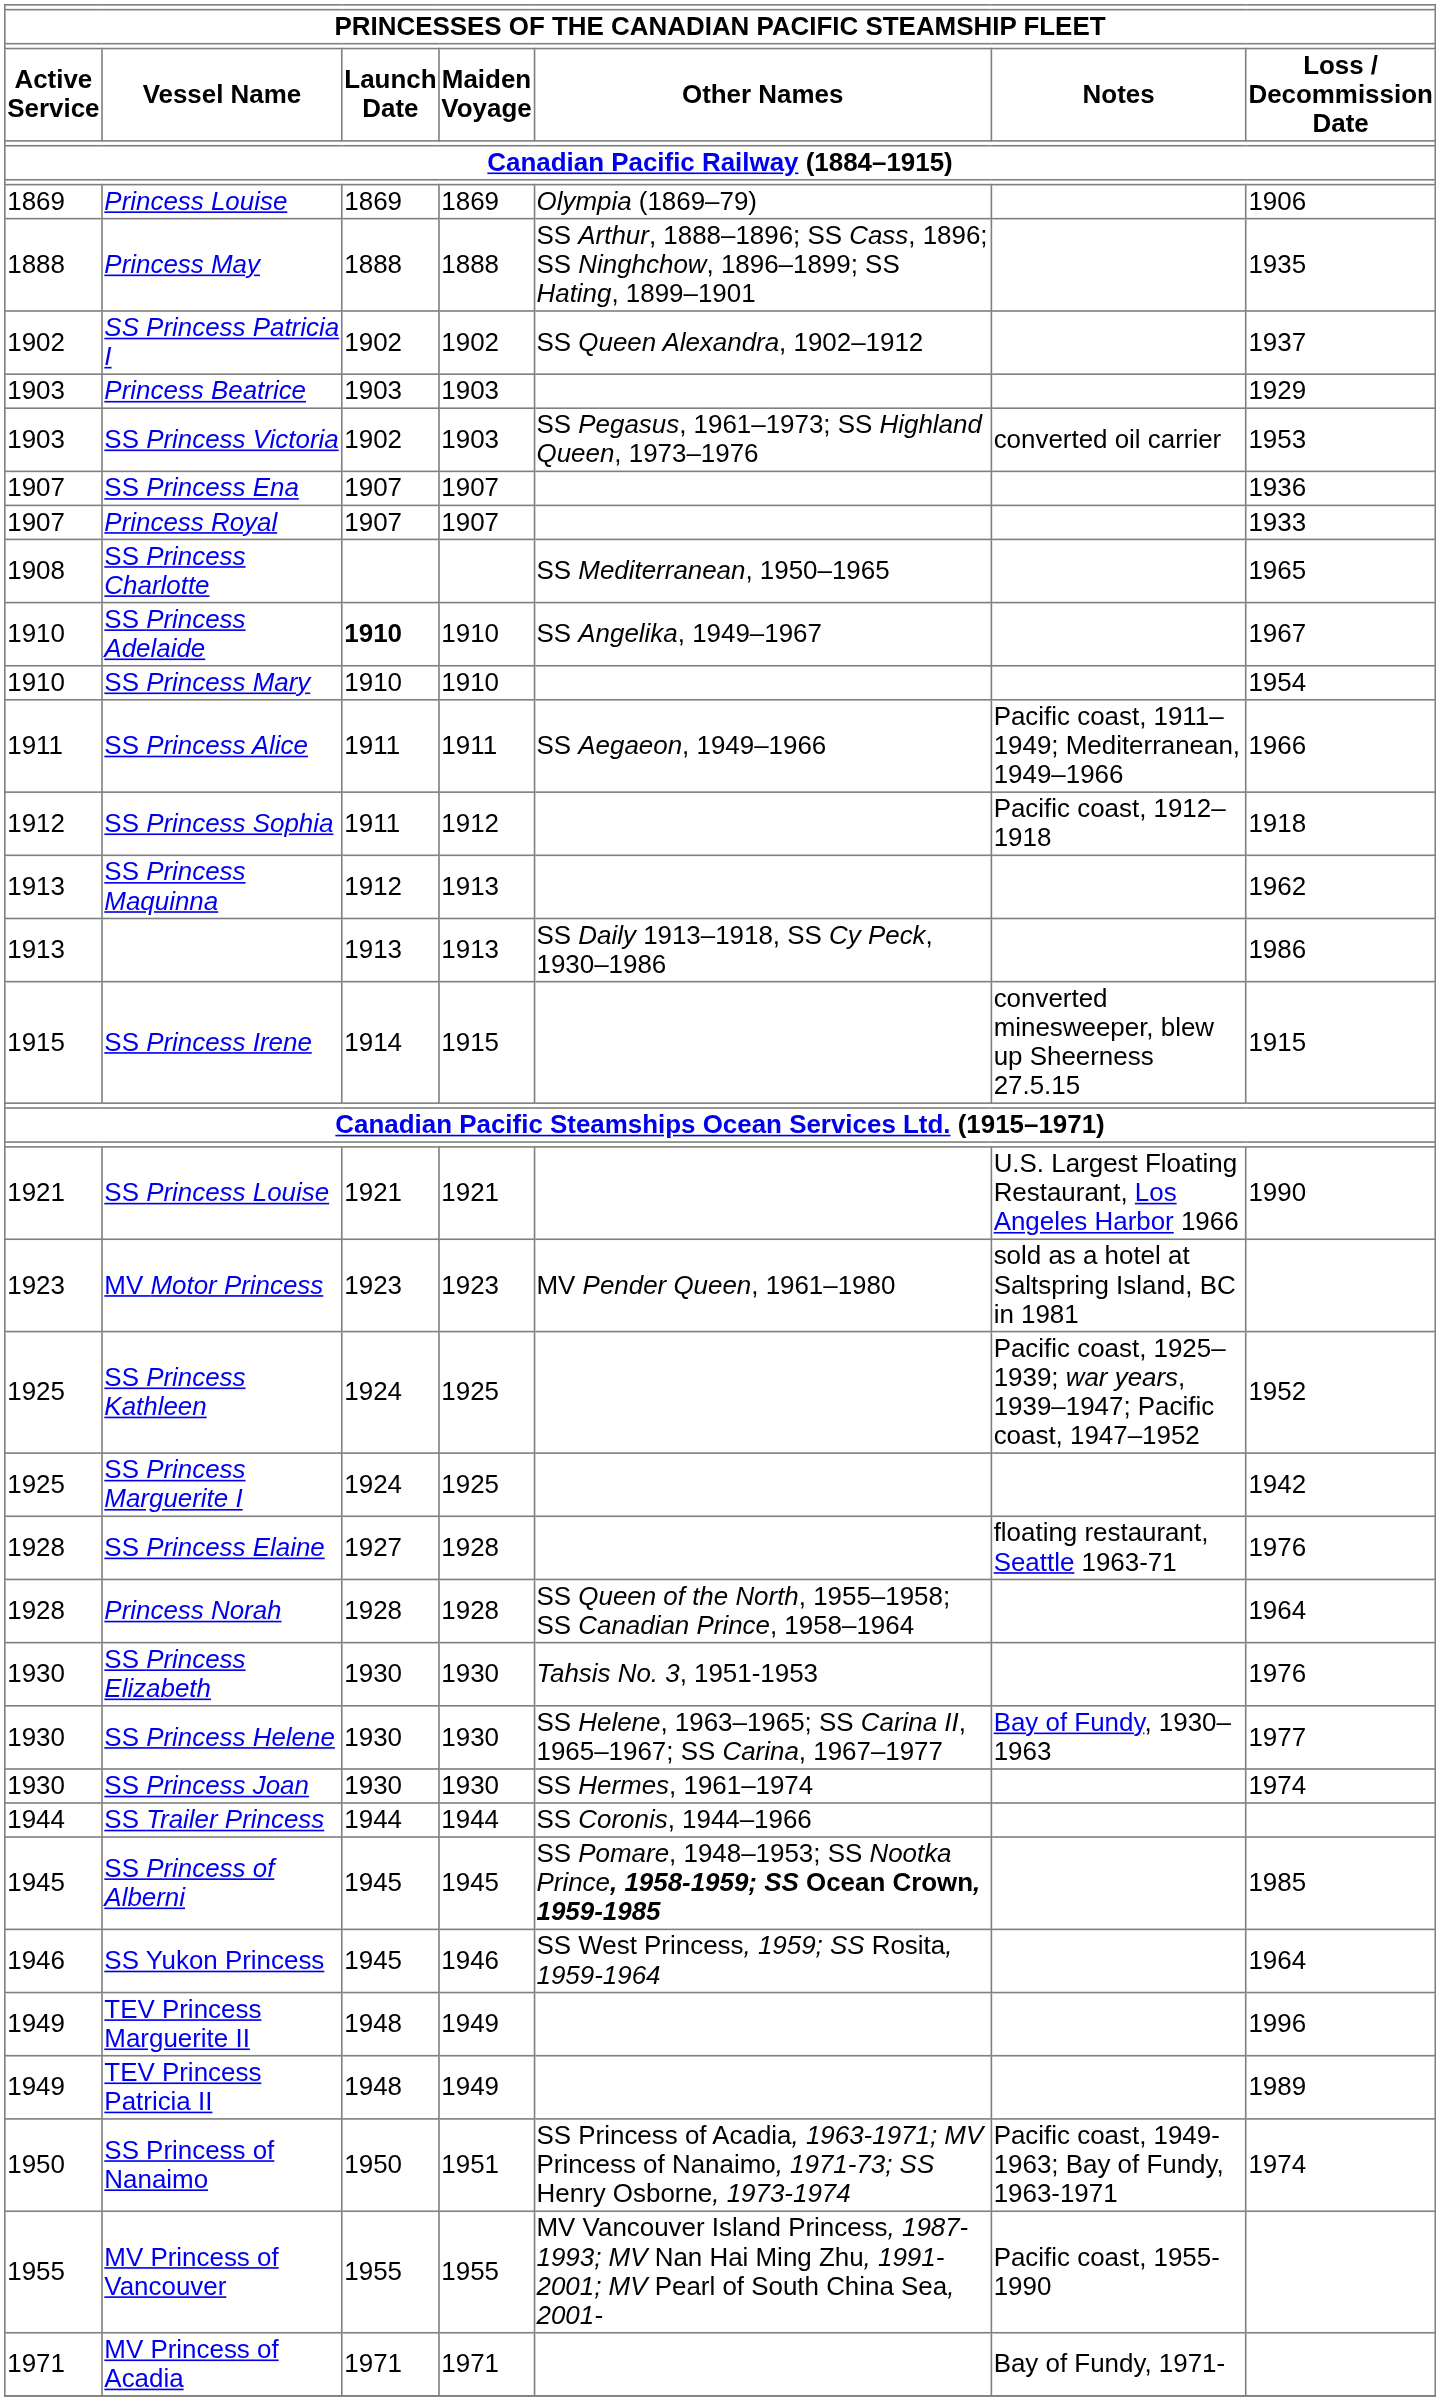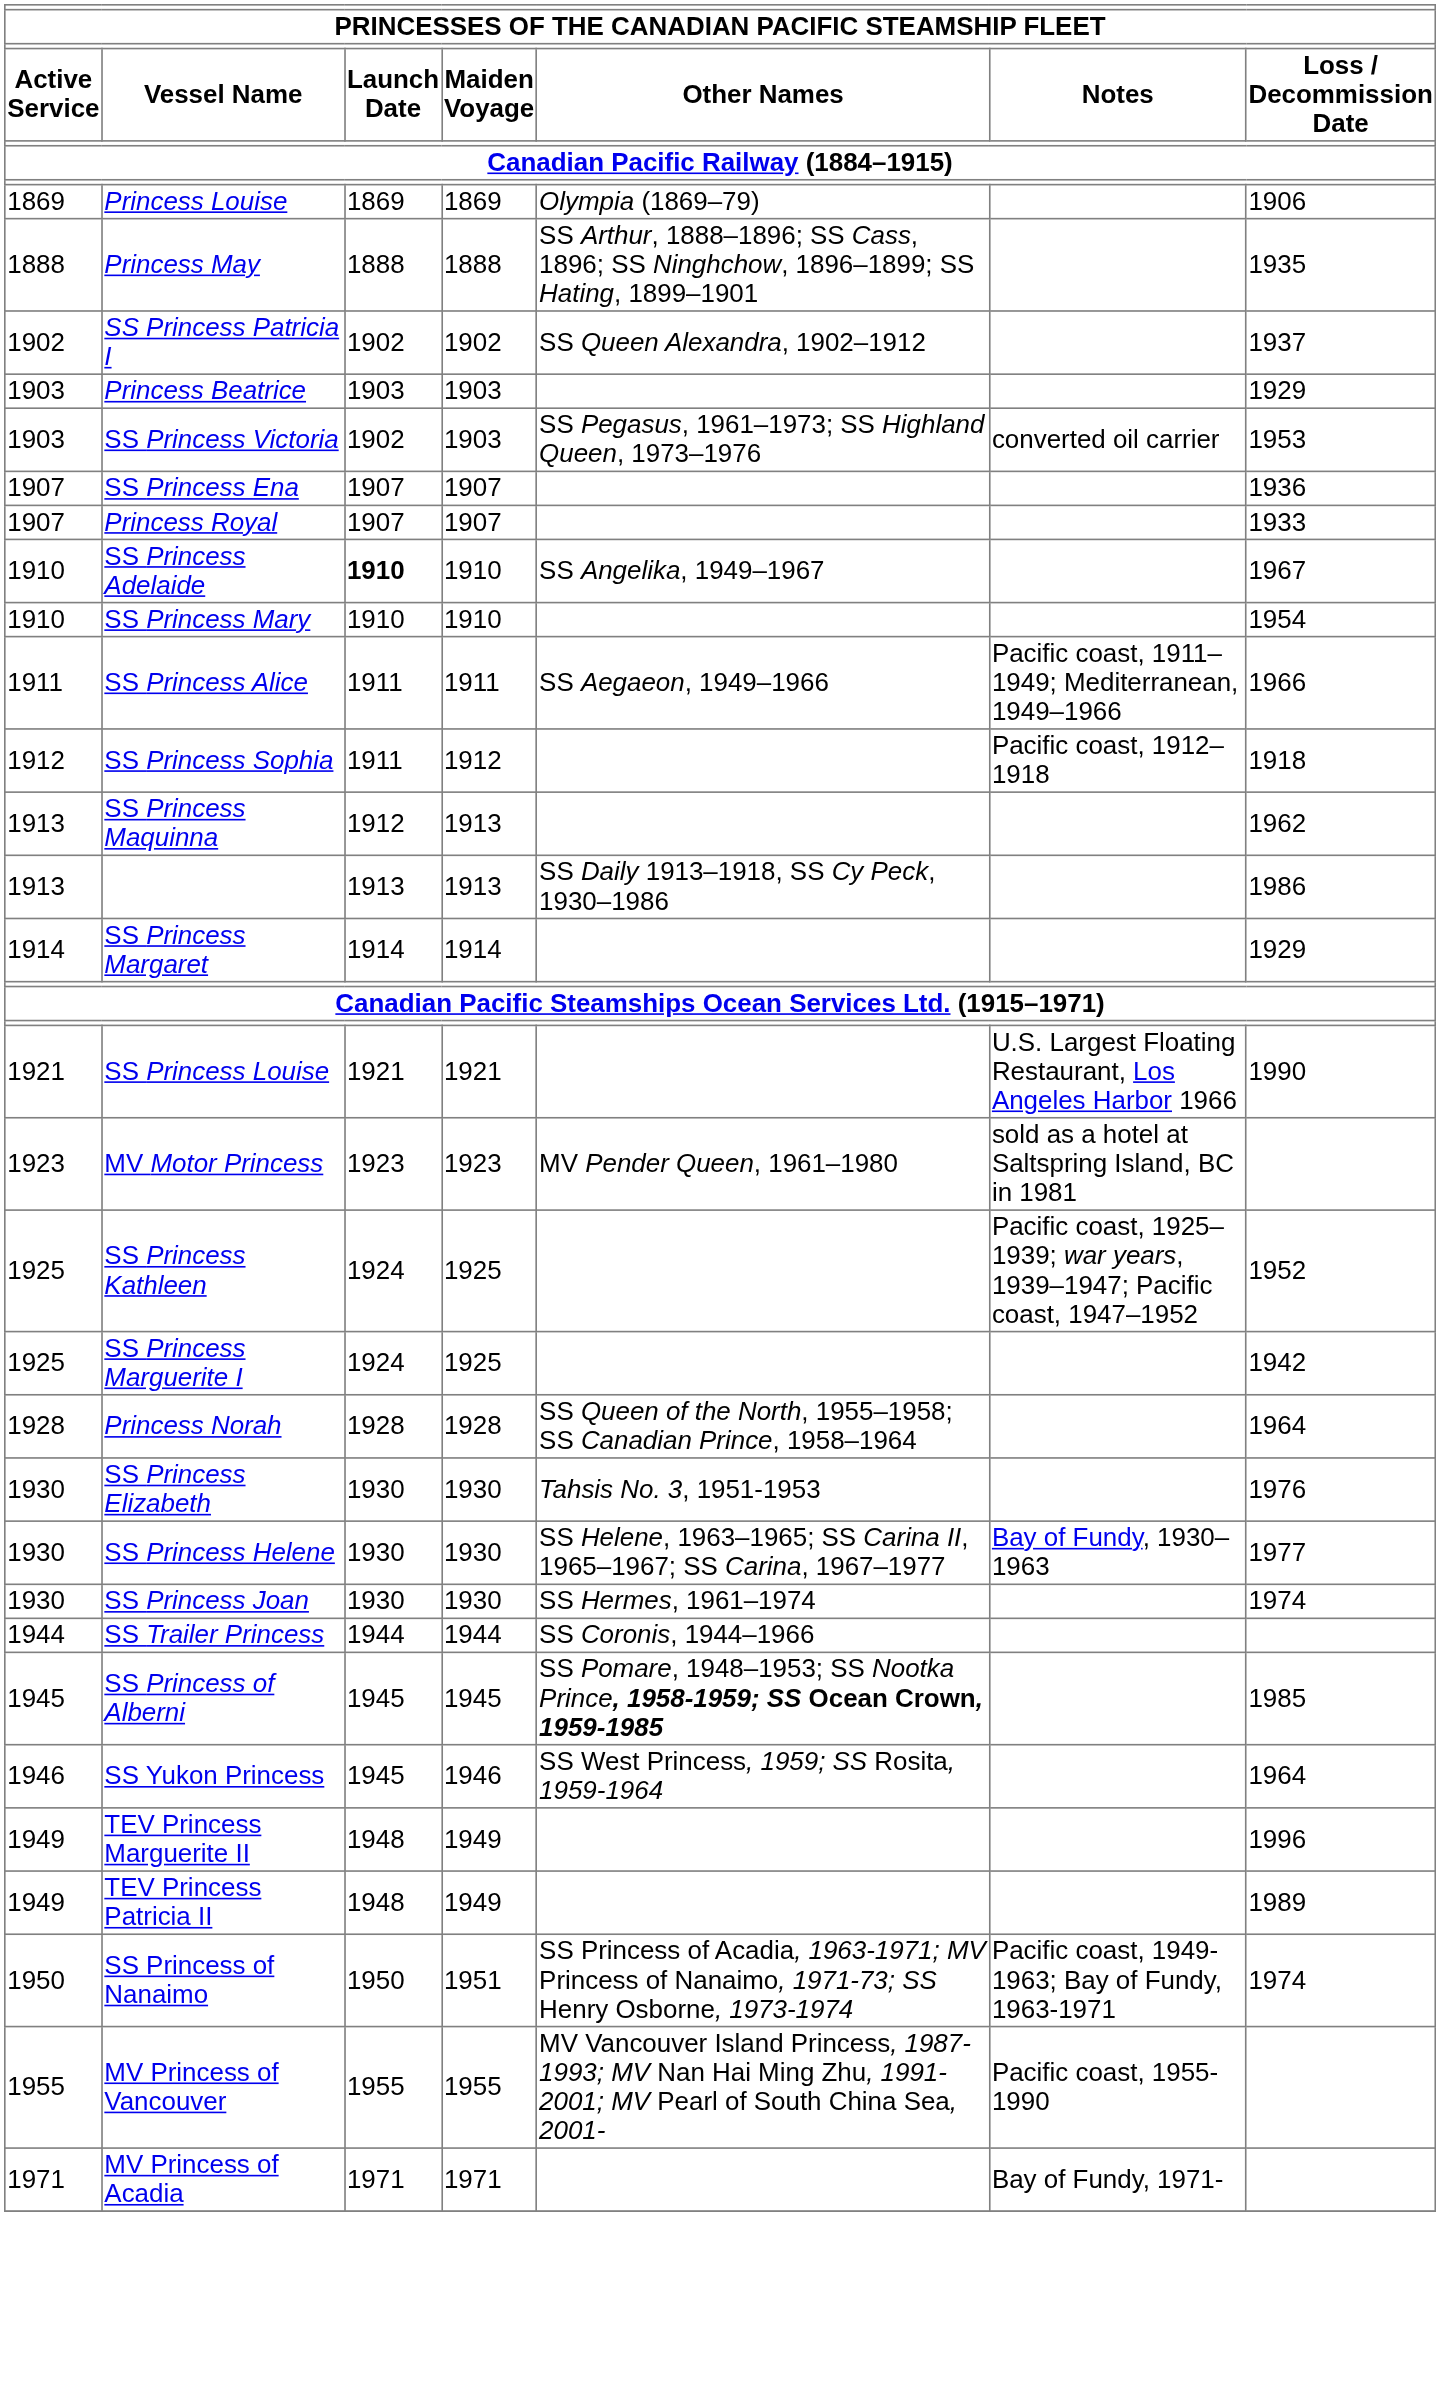- row: (36, 570)
+ row: (36, 949)
- row: (36, 1042)
- row: (36, 1547)
